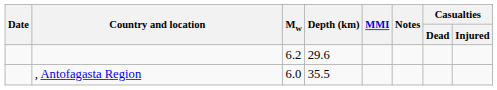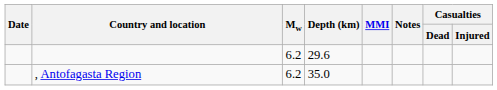(293, 74) 6.0 -> (293, 74) 6.2
(319, 74) 35.5 -> (319, 74) 35.0
